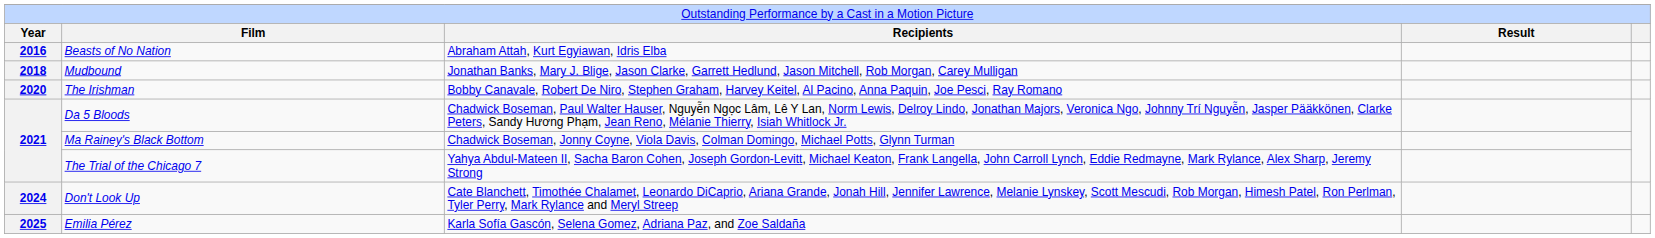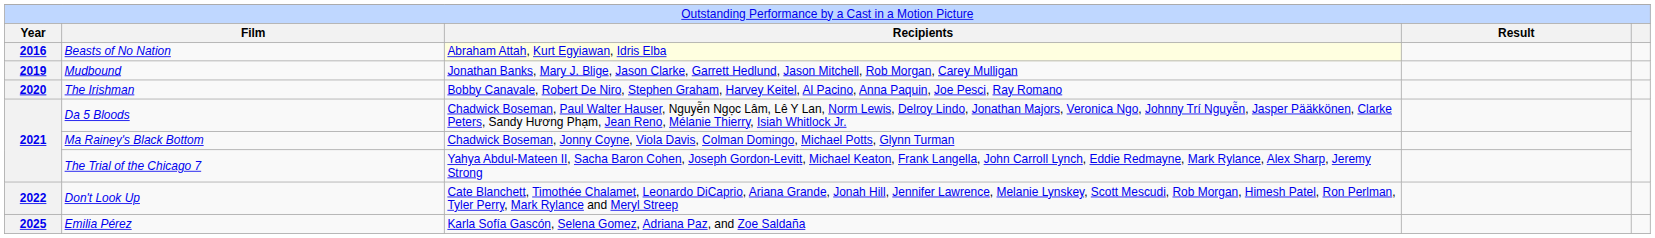(557, 52) no background -> (557, 52) lightyellow background
(33, 71) 2018 -> (33, 71) 2019
(33, 199) 2024 -> (33, 199) 2022
